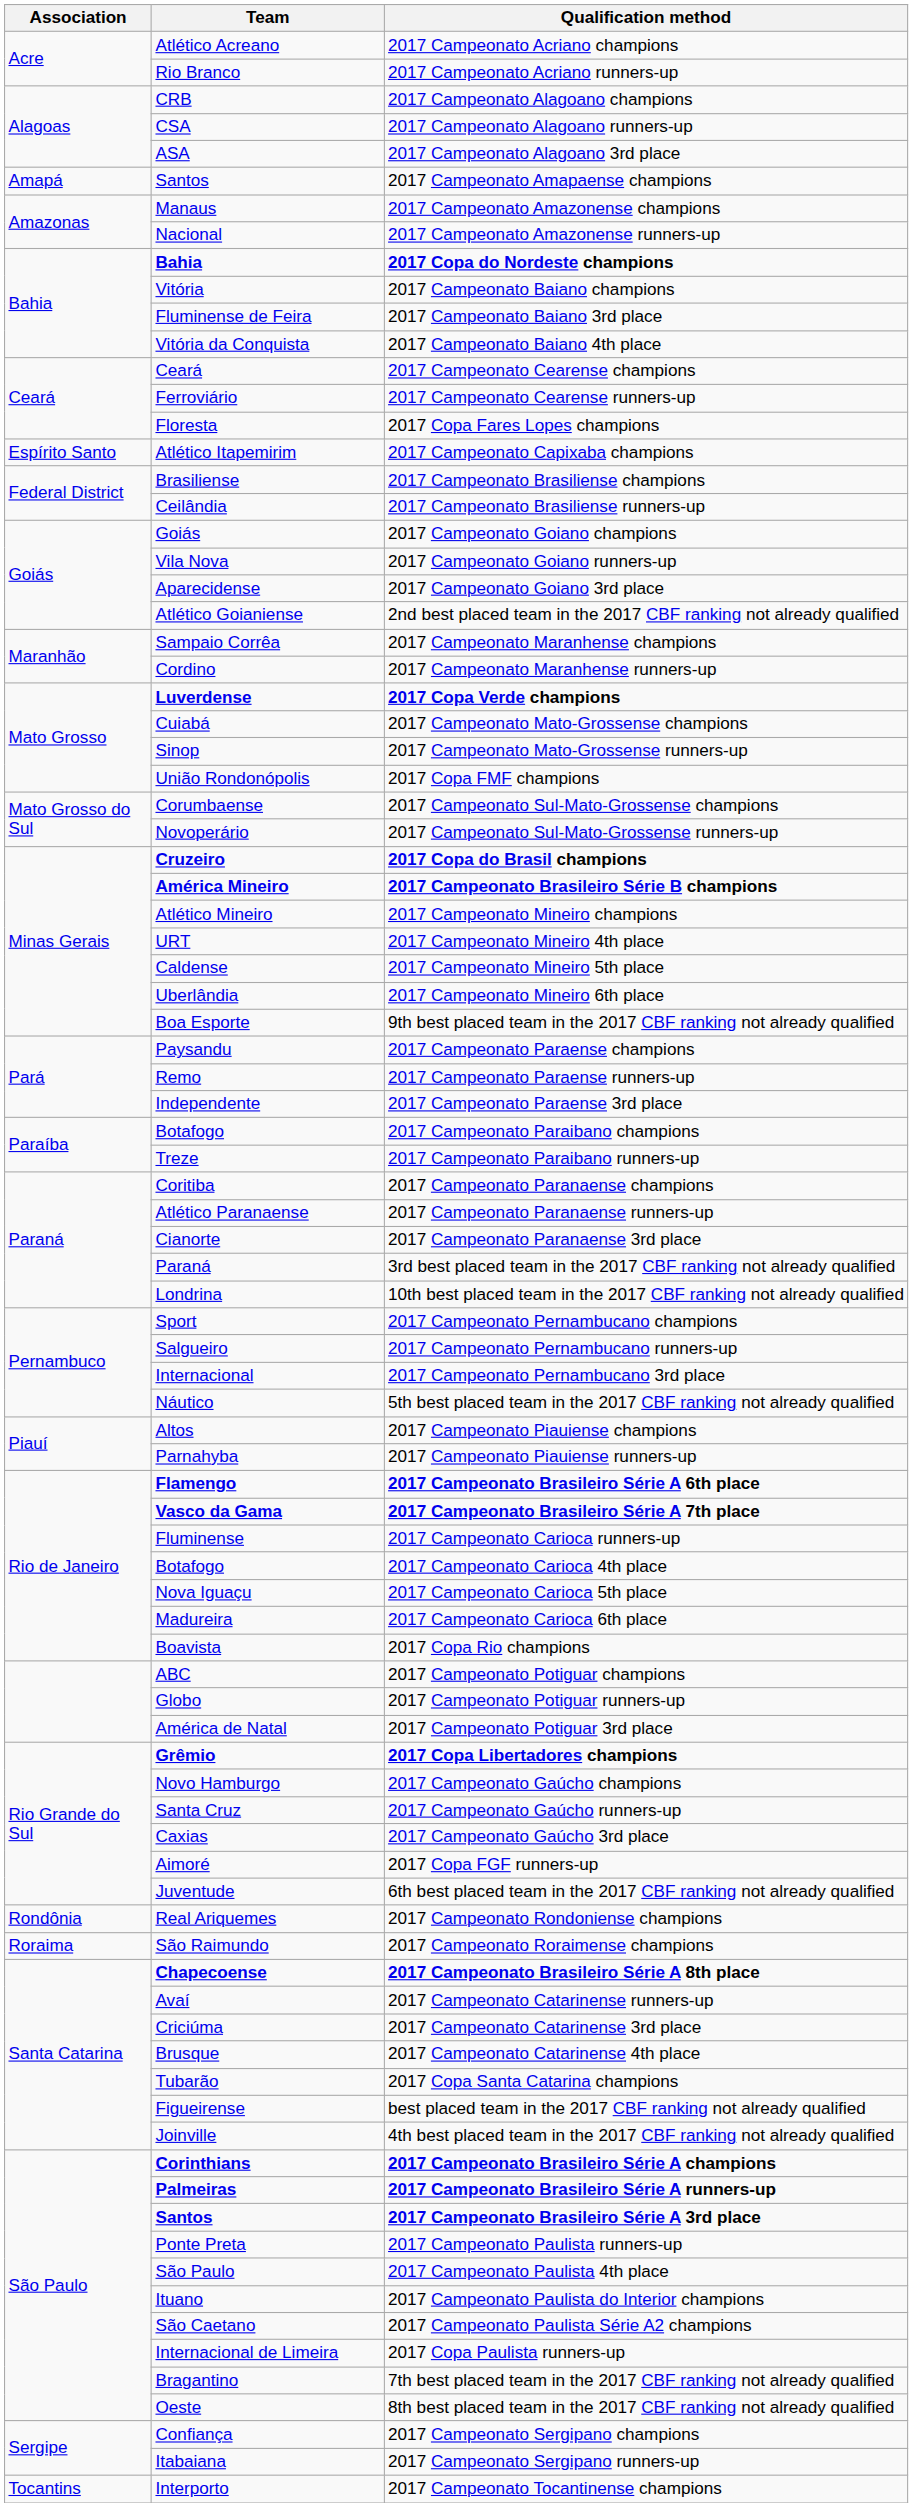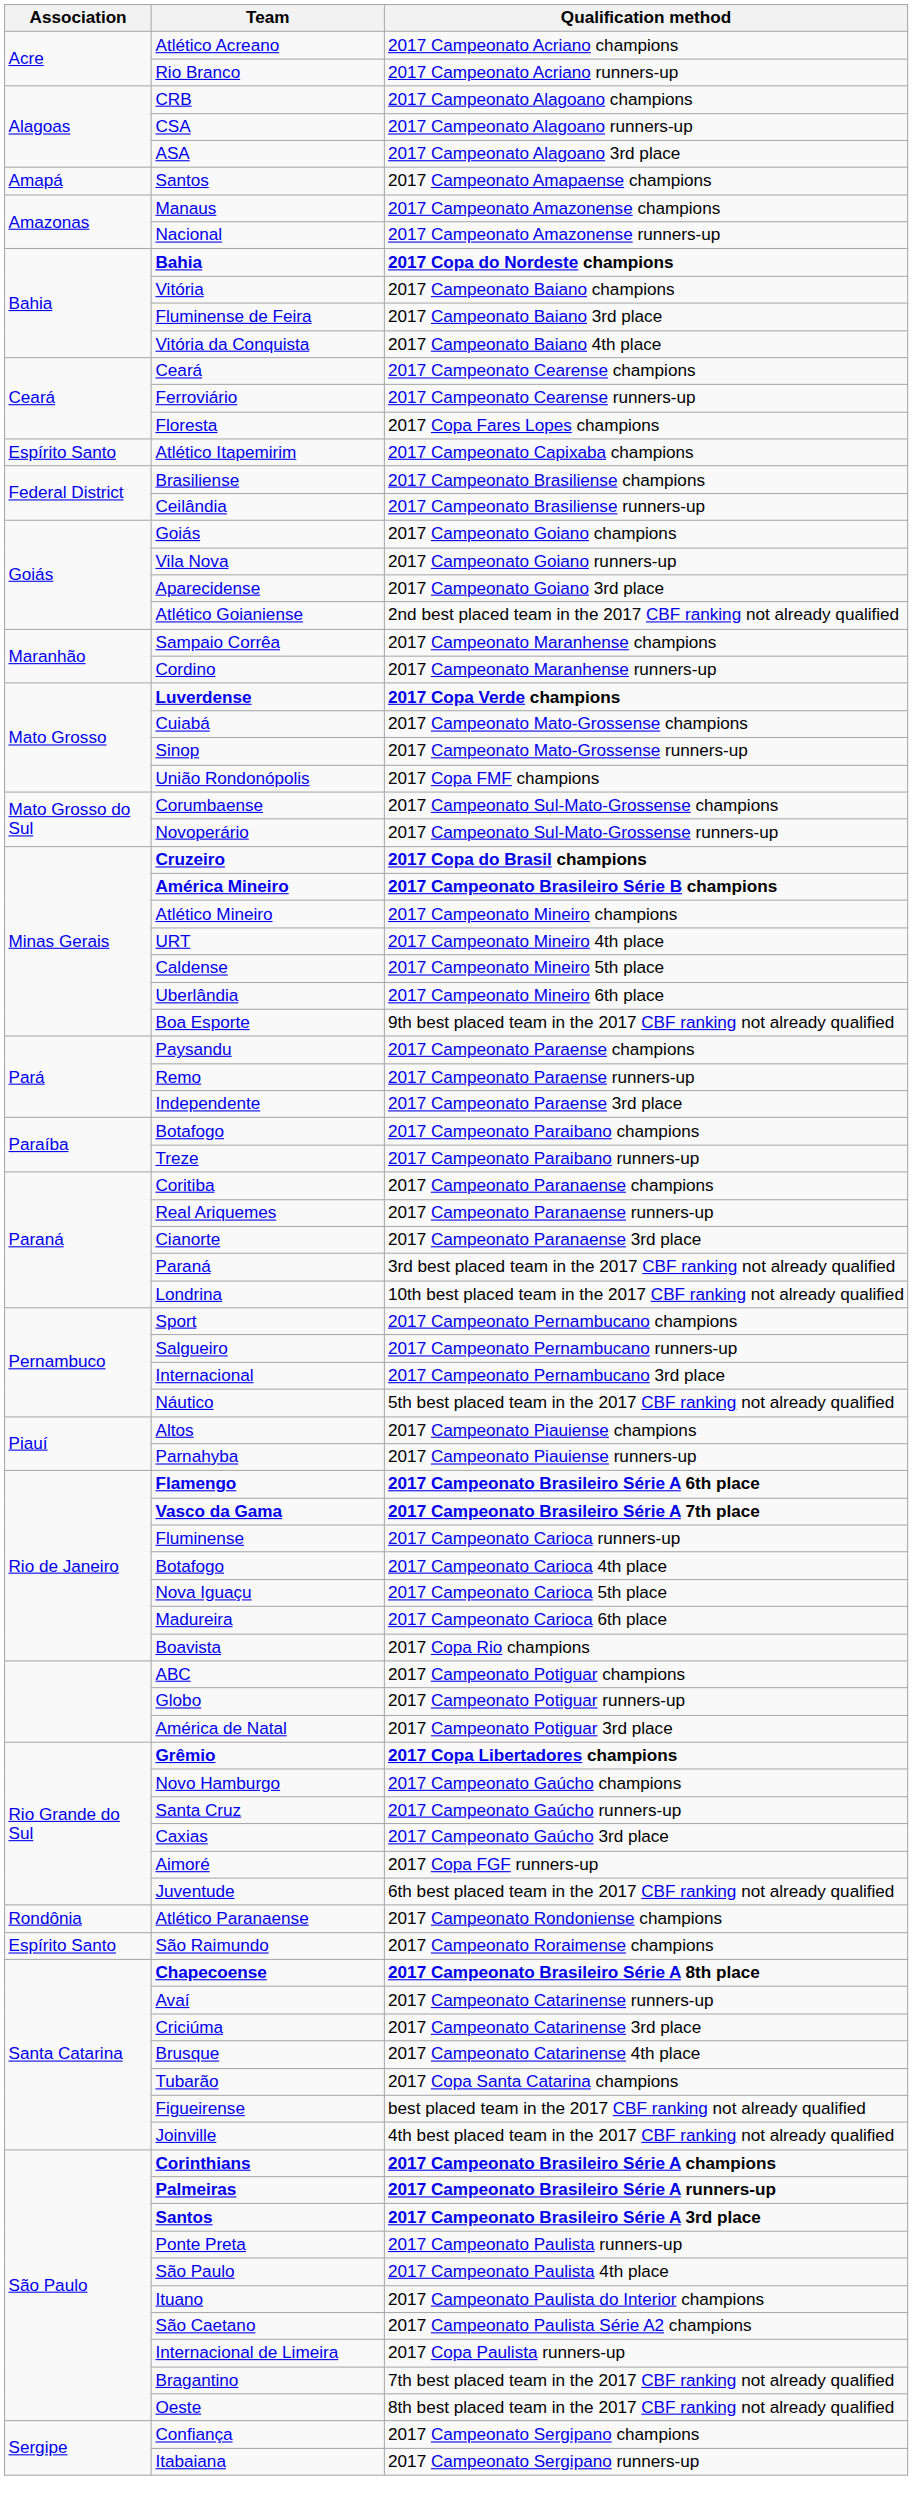(232, 1212) Atlético Paranaense -> (216, 1212) Real Ariquemes
(216, 1918) Real Ariquemes -> (232, 1918) Atlético Paranaense
(41, 1945) Roraima -> (62, 1945) Espírito Santo
- row: (555, 2488)
